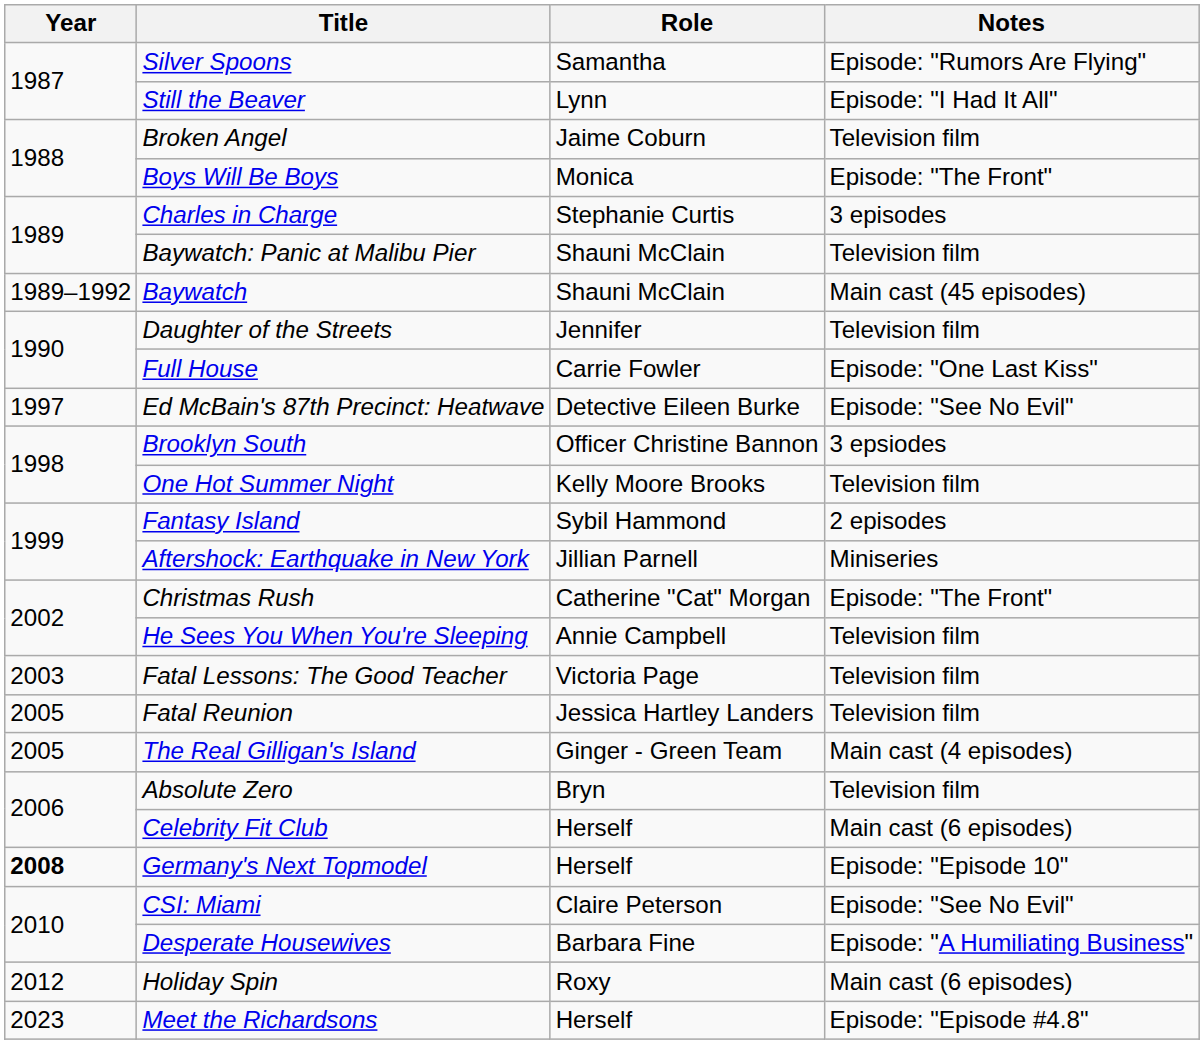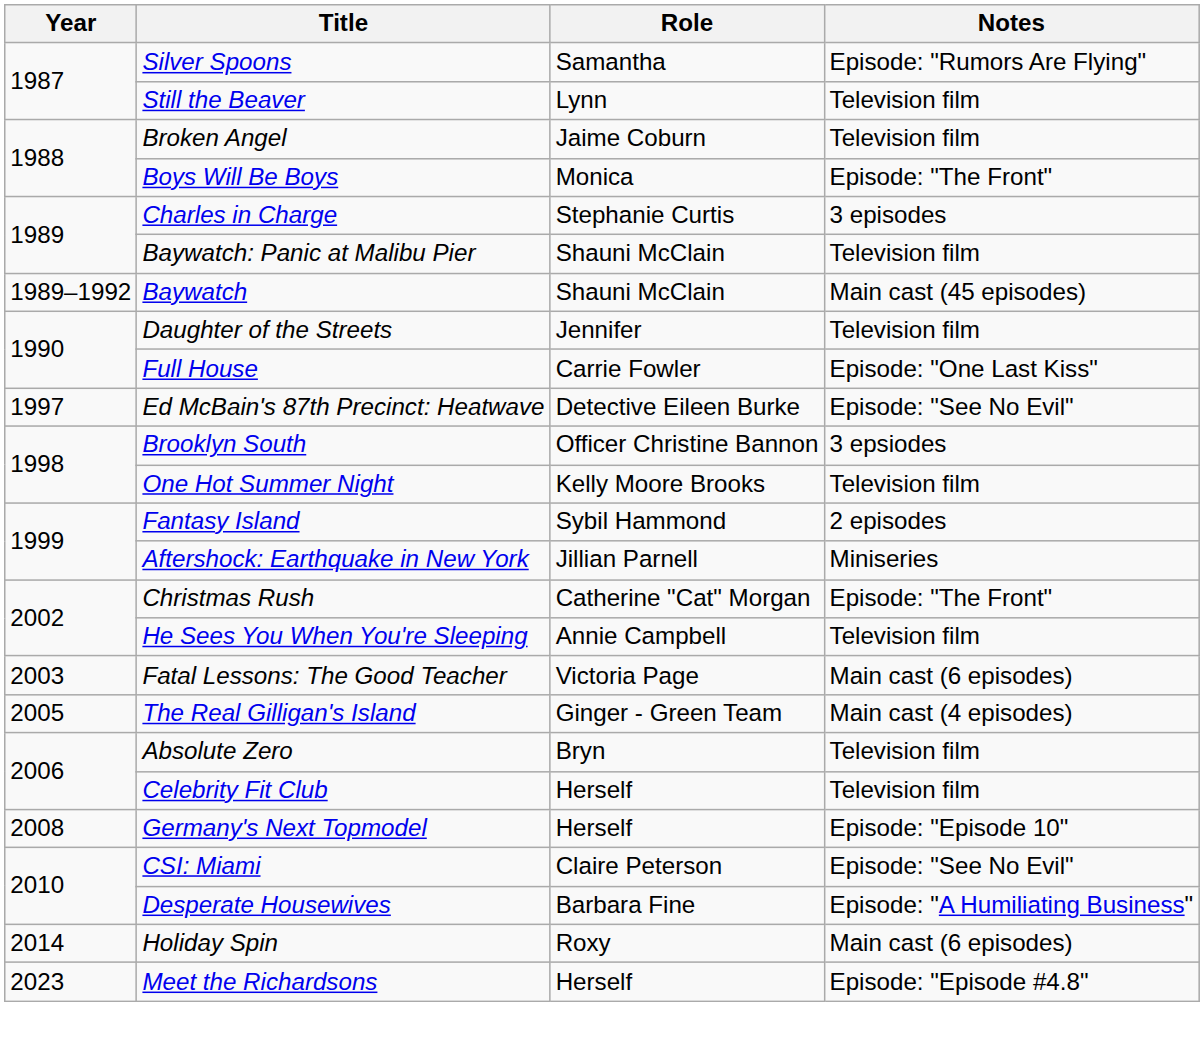(944, 100) Episode: "I Had It All" -> (905, 100) Television film
(905, 675) Television film -> (951, 675) Main cast (6 episodes)
- row: (218, 713)
(951, 828) Main cast (6 episodes) -> (905, 789) Television film
(37, 866) bold -> (37, 828) normal
(37, 981) 2012 -> (37, 943) 2014
